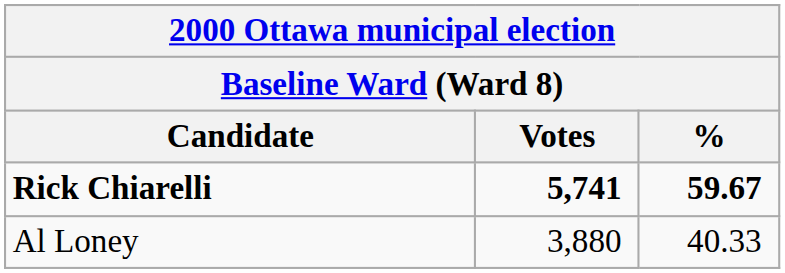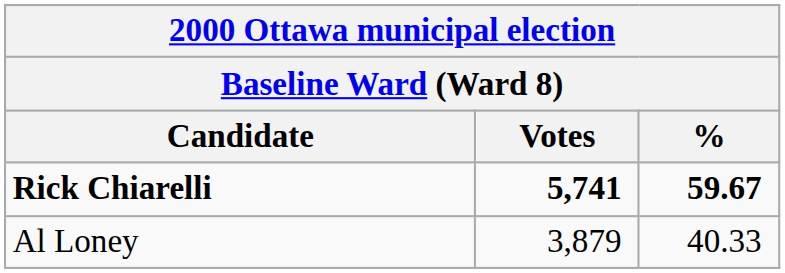(584, 240) 3,880 -> (584, 240) 3,879
